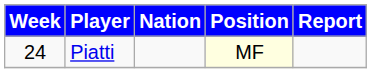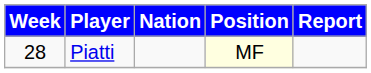(35, 52) 24 -> (35, 52) 28
